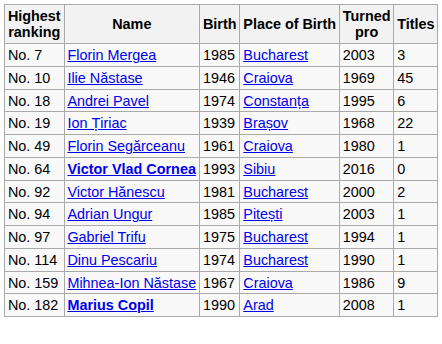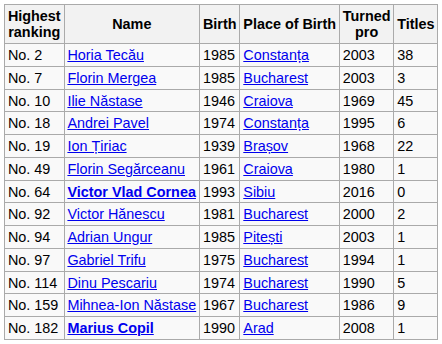+ row: (25, 55)
(401, 260) 1 -> (401, 283) 5
(268, 283) Craiova -> (276, 305) Bucharest
